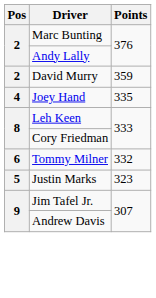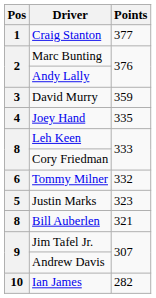+ row: (67, 35)
(17, 76) 2 -> (17, 96) 3
+ row: (66, 220)
+ row: (57, 282)
